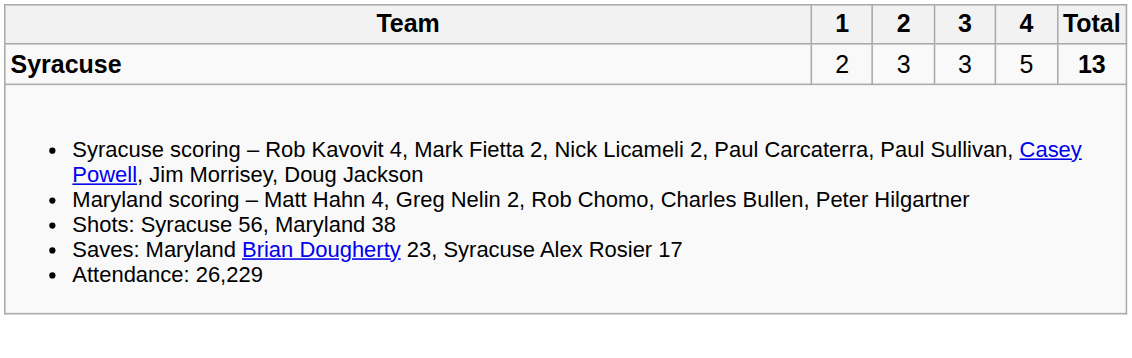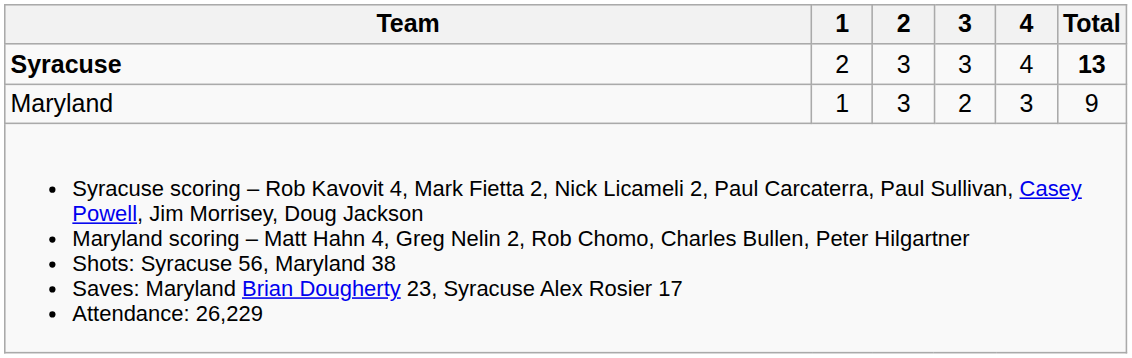(1026, 63) 5 -> (1026, 63) 4
+ row: (62, 103)
